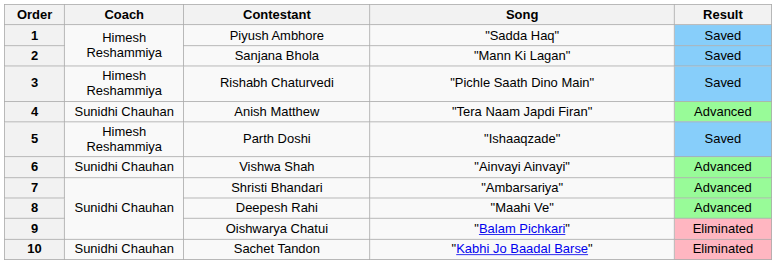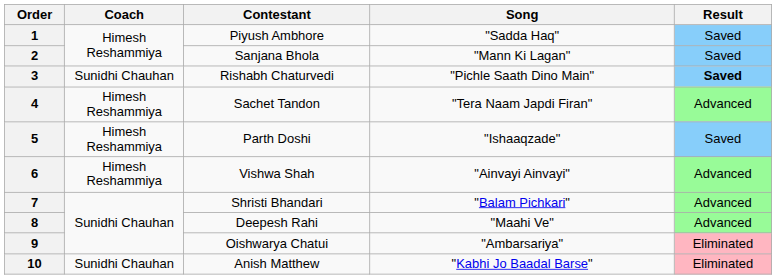(124, 83) Himesh Reshammiya -> (124, 76) Sunidhi Chauhan
(723, 83) normal -> (723, 76) bold
(124, 111) Sunidhi Chauhan -> (124, 104) Himesh Reshammiya
(277, 111) Anish Matthew -> (277, 104) Sachet Tandon
(124, 167) Sunidhi Chauhan -> (124, 174) Himesh Reshammiya
(522, 187) "Ambarsariya" -> (522, 202) "Balam Pichkari"
(522, 228) "Balam Pichkari" -> (522, 243) "Ambarsariya"
(277, 249) Sachet Tandon -> (277, 264) Anish Matthew
